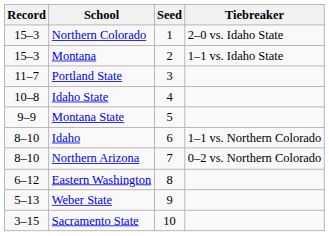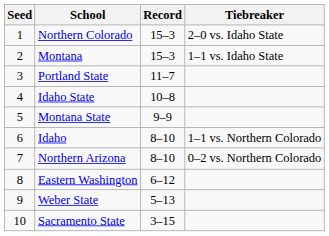columns swapped: (169, 14) <-> (27, 14)
